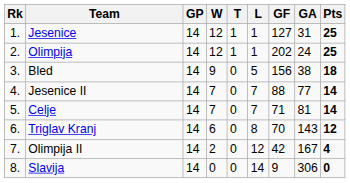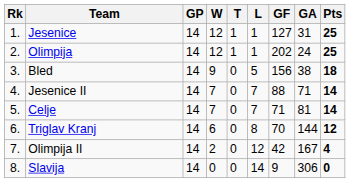(304, 91) 77 -> (304, 91) 71
(308, 129) 143 -> (308, 129) 144
